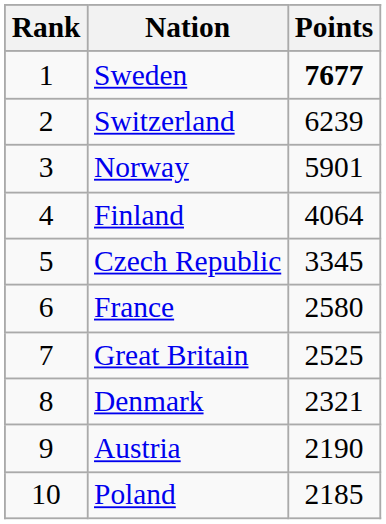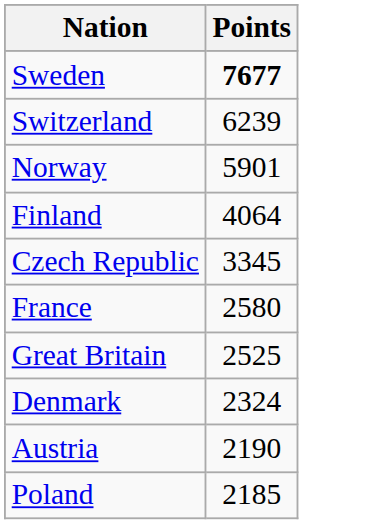- column: (46, 27)
(334, 401) 2321 -> (252, 401) 2324
